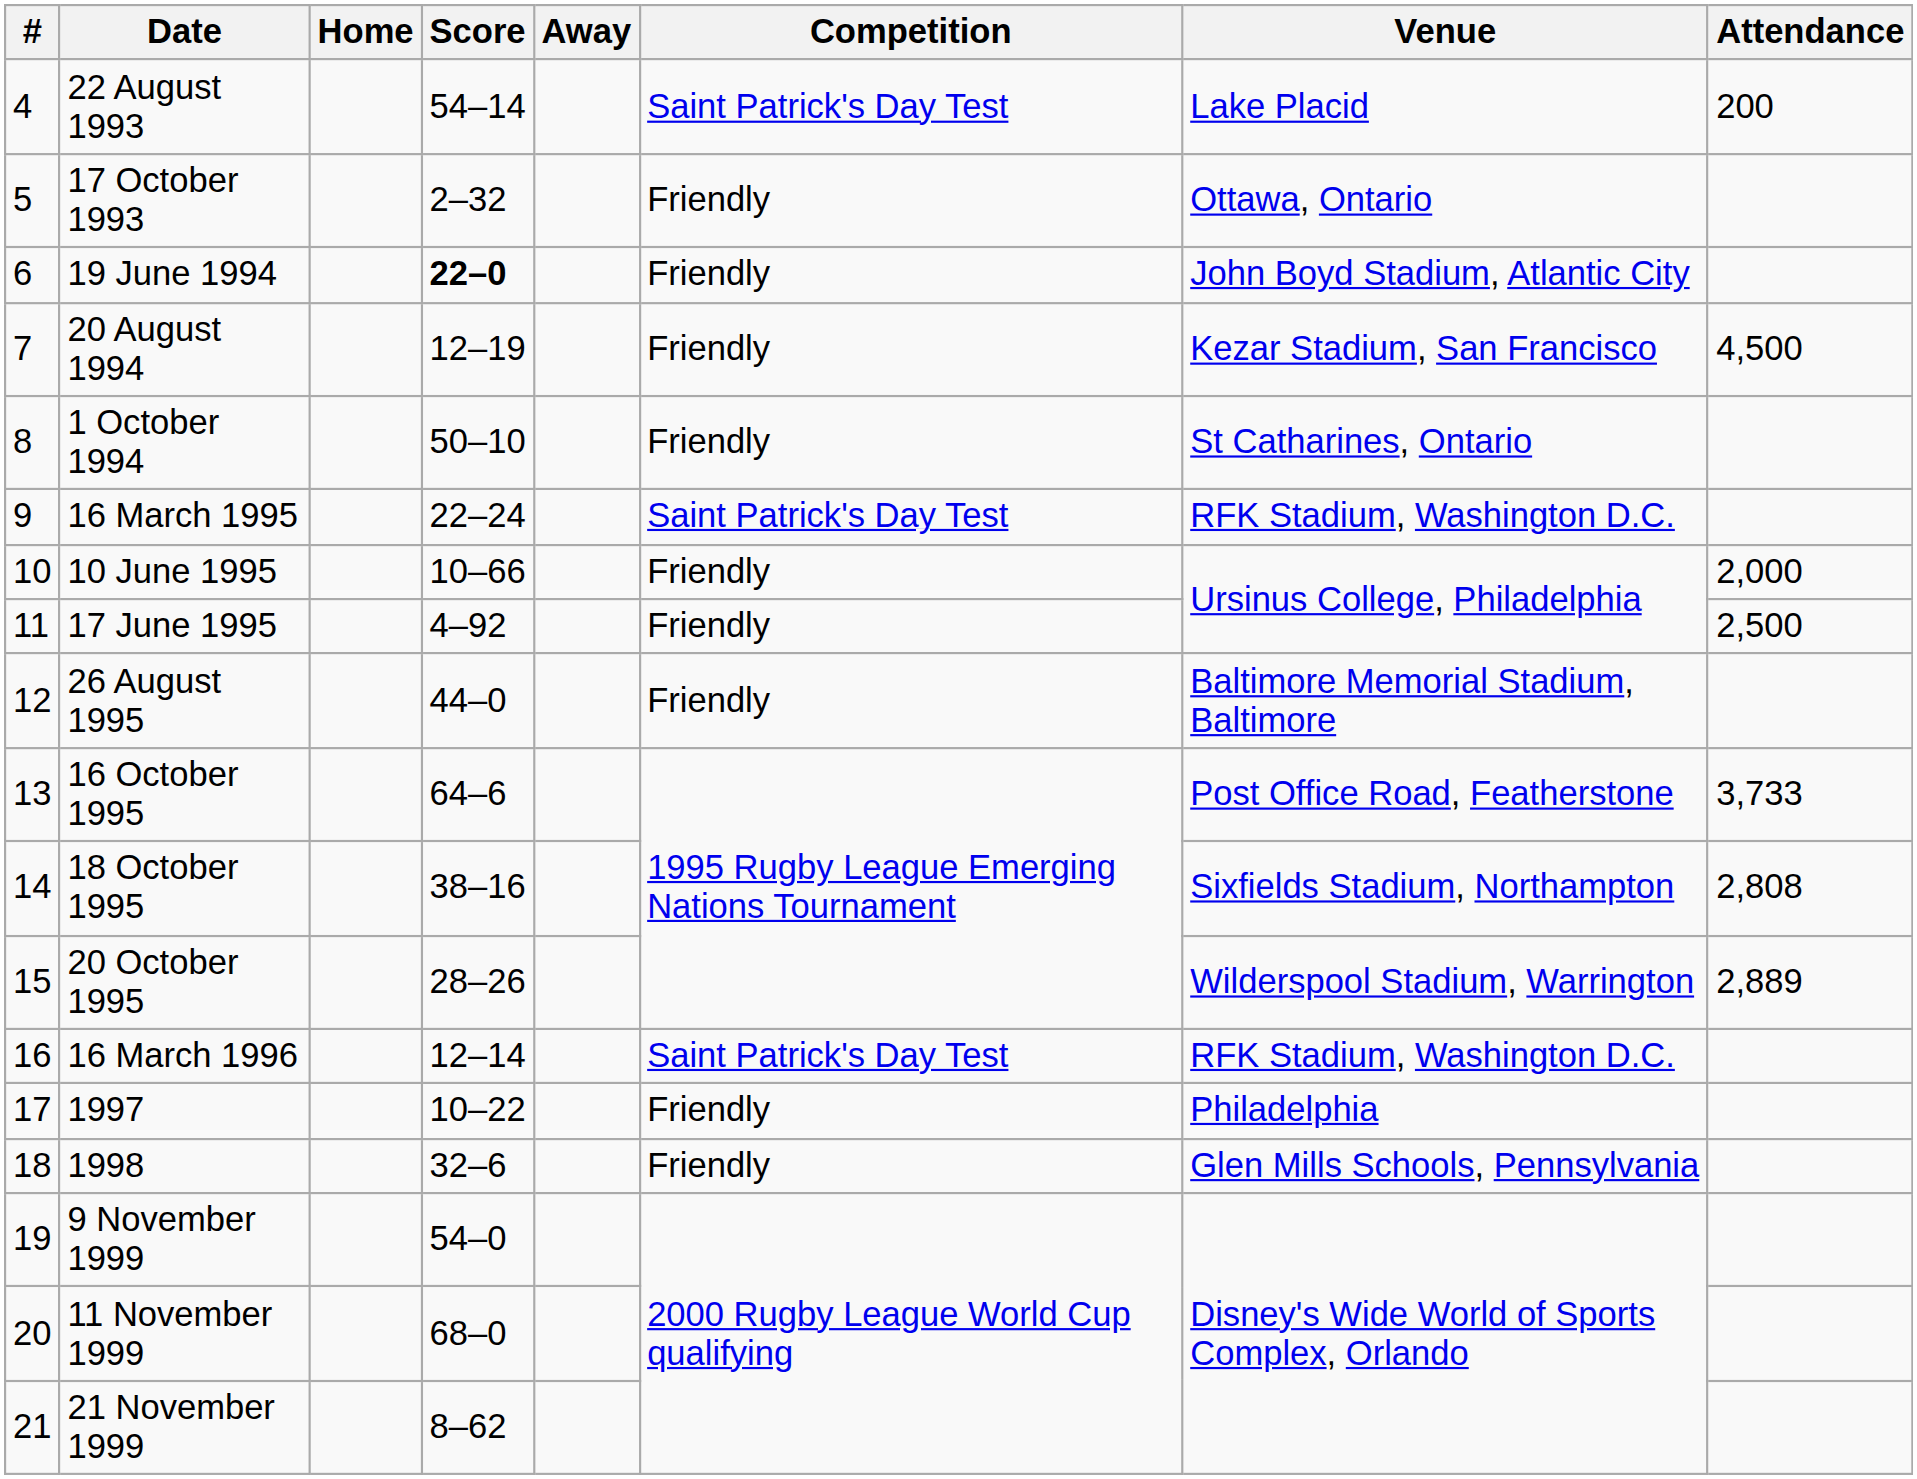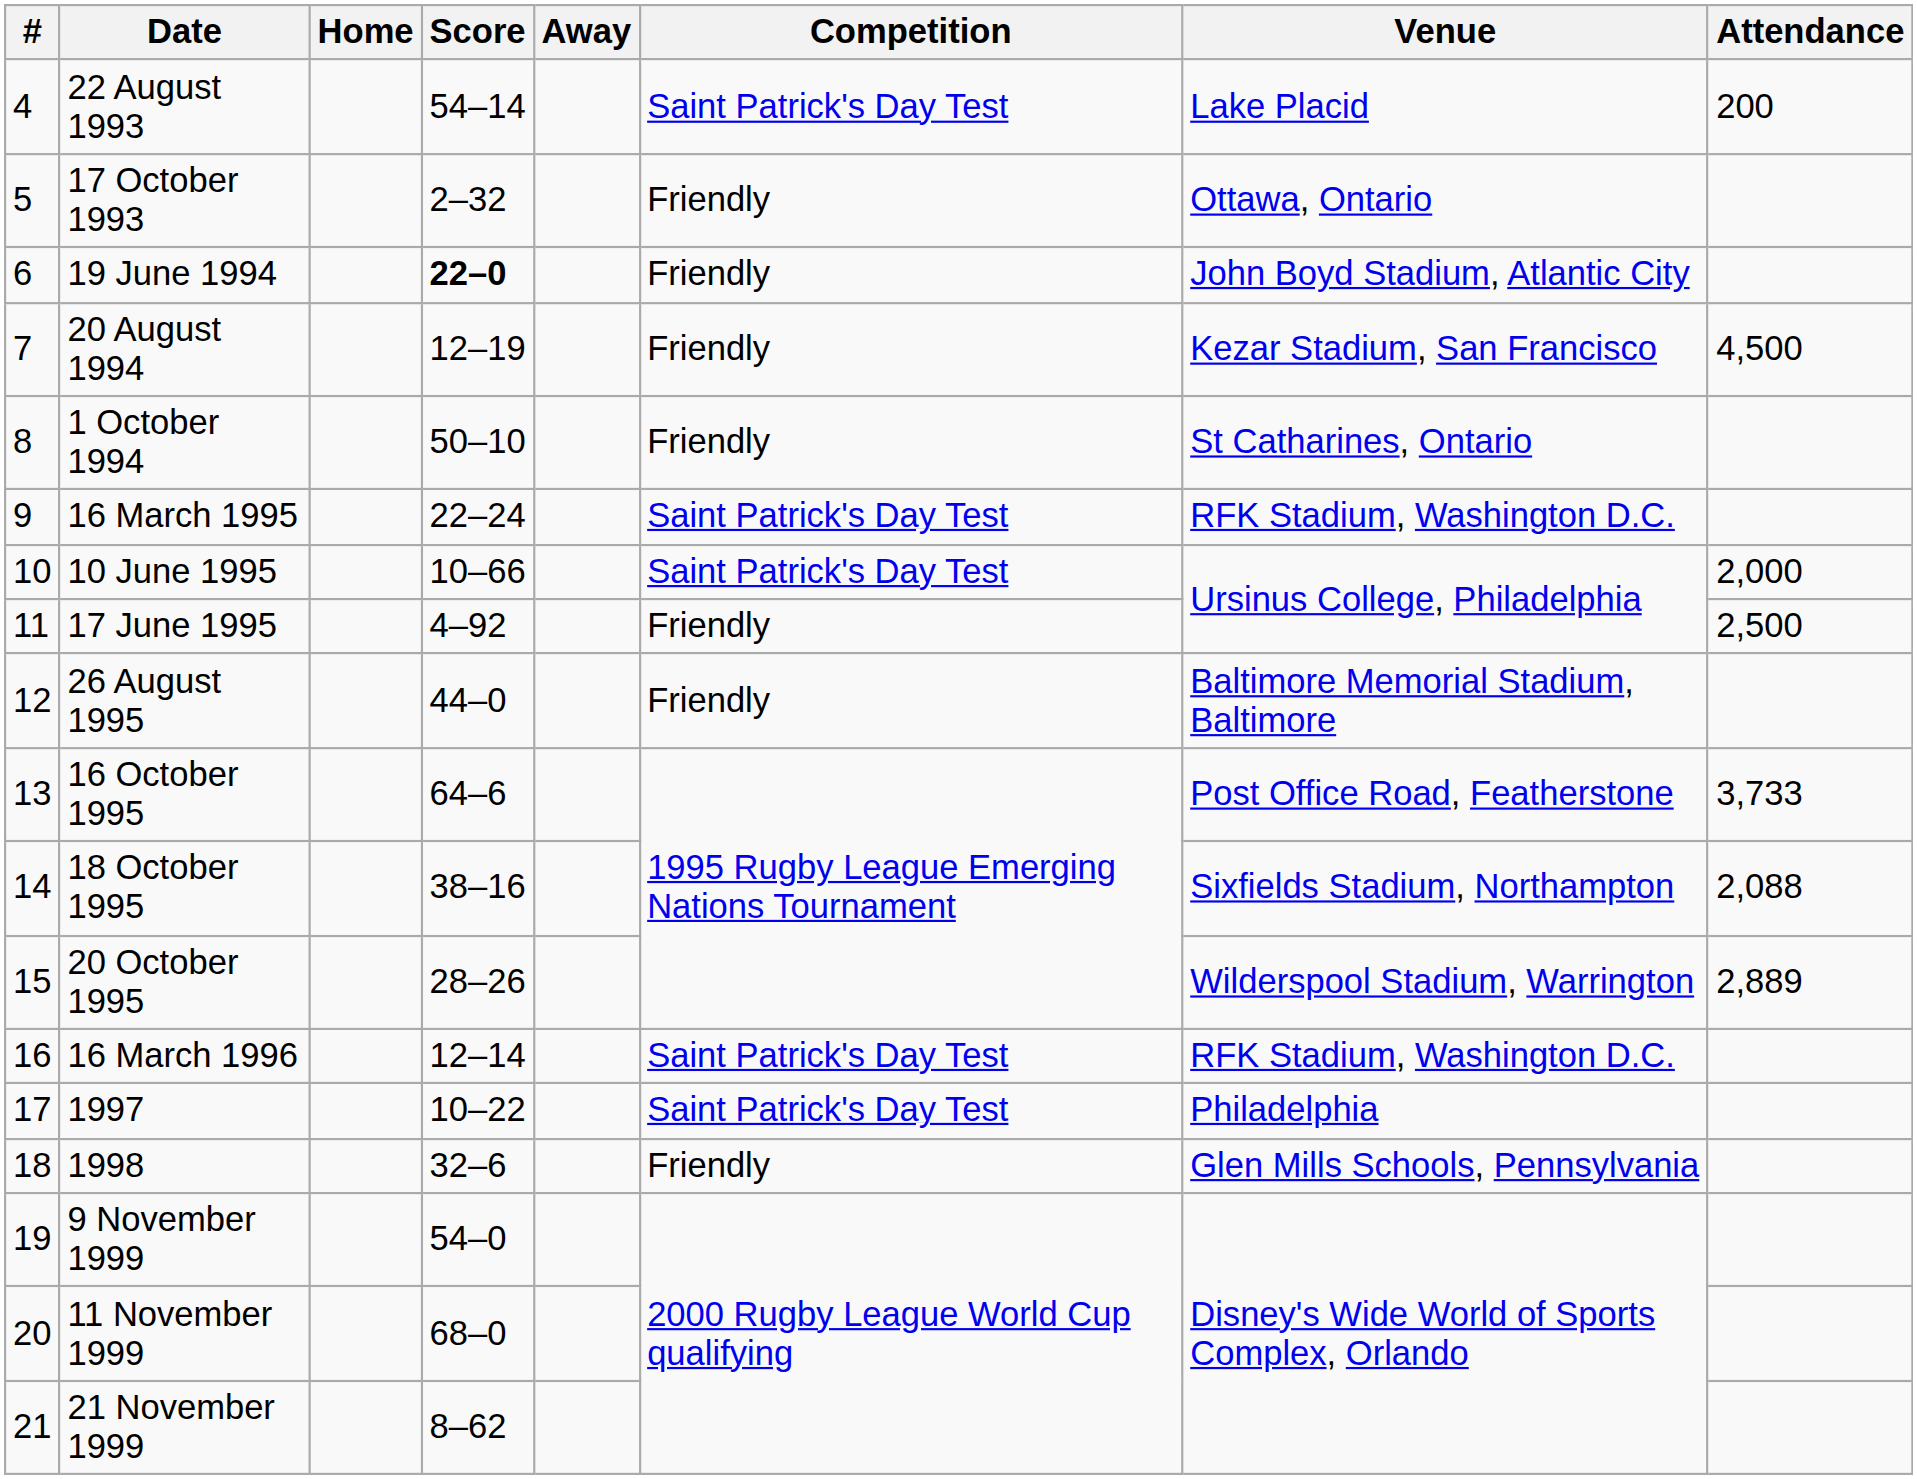(709, 571) Friendly -> (828, 571) Saint Patrick's Day Test
(1759, 887) 2,808 -> (1759, 887) 2,088
(709, 1110) Friendly -> (828, 1110) Saint Patrick's Day Test
